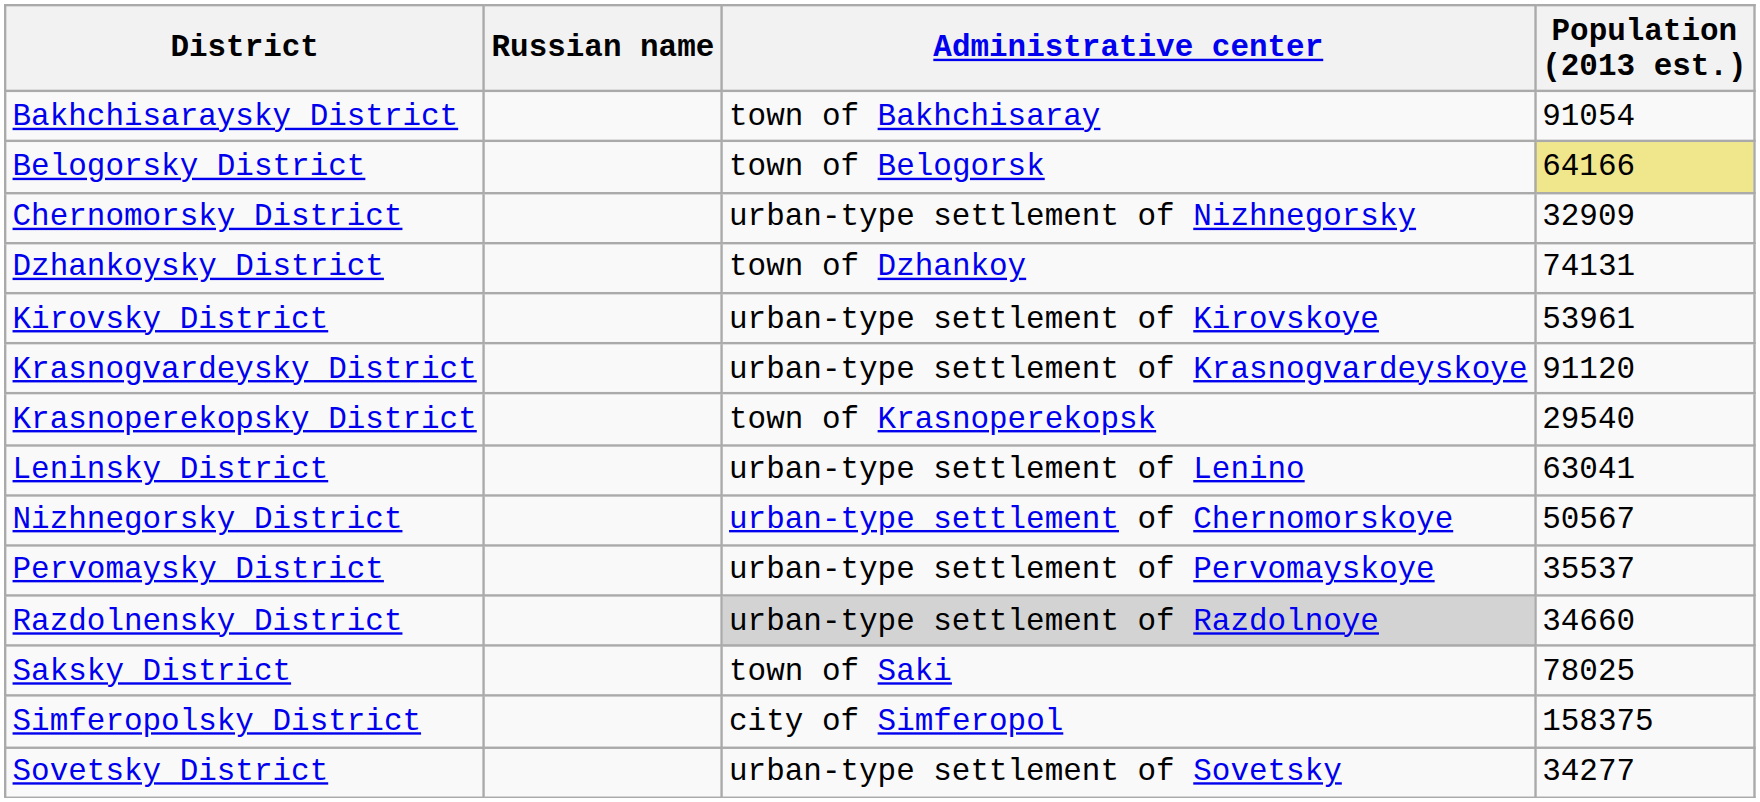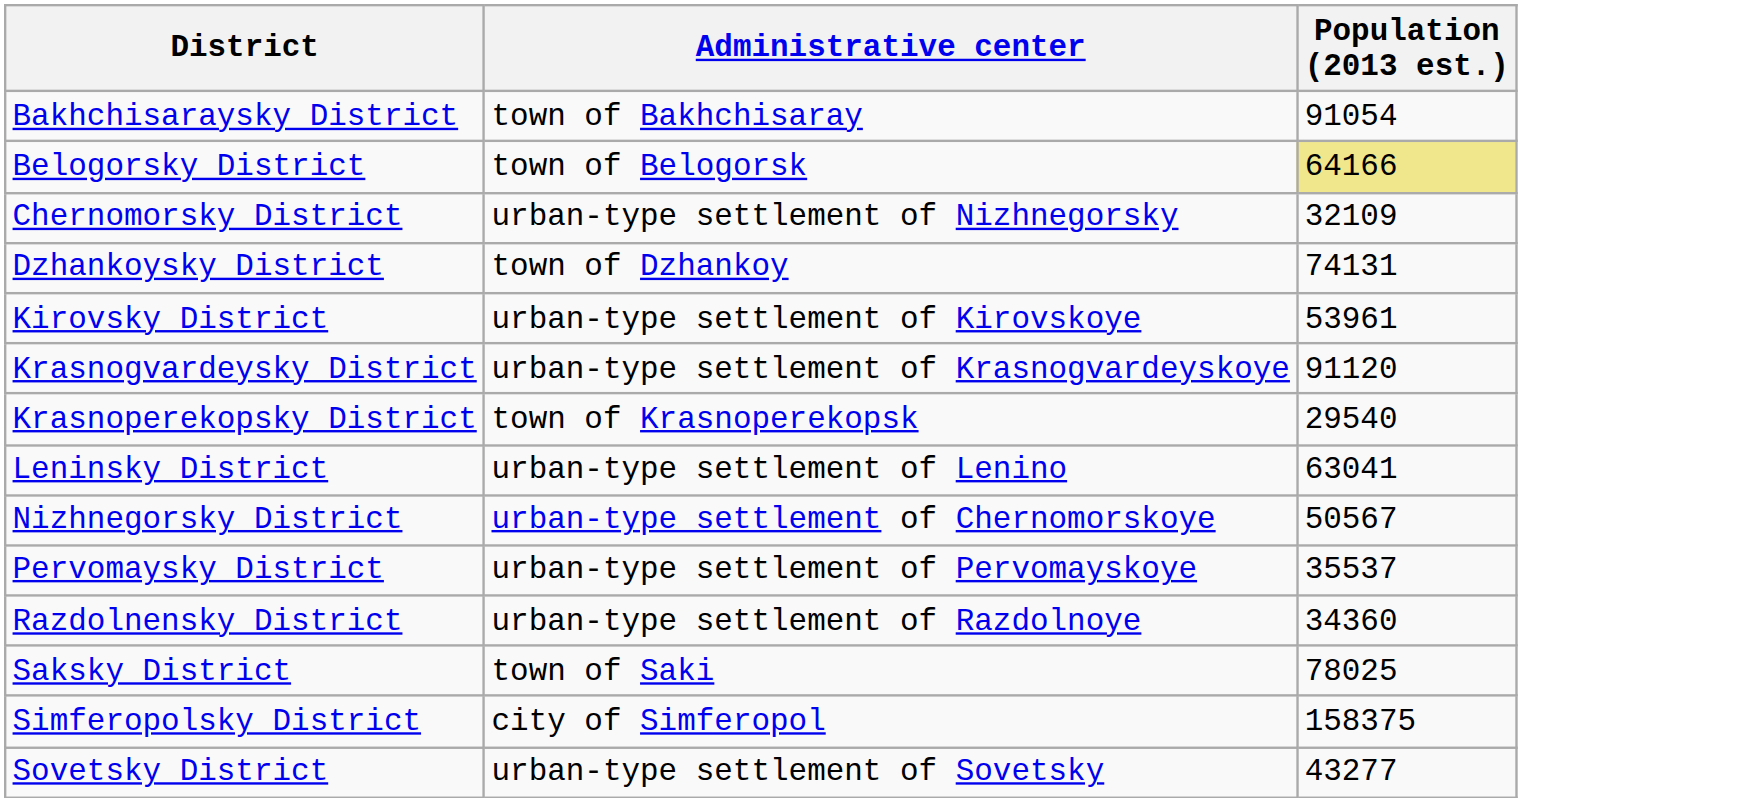- column: (603, 48)
(1589, 217) 32909 -> (1351, 217) 32109
(1054, 621) lightgrey background -> (816, 621) no background
(1589, 621) 34660 -> (1351, 621) 34360
(1589, 772) 34277 -> (1351, 772) 43277
